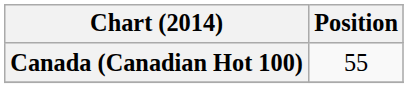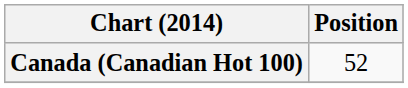(356, 62) 55 -> (356, 62) 52
